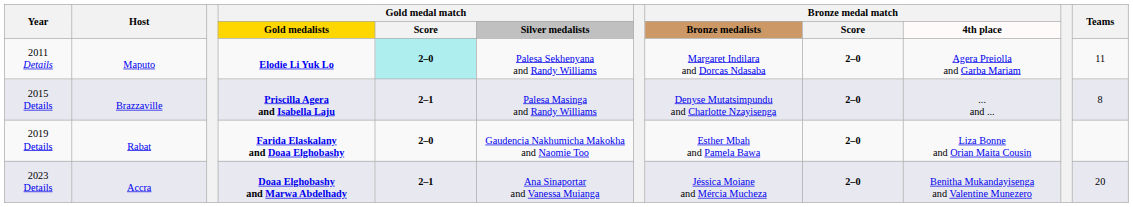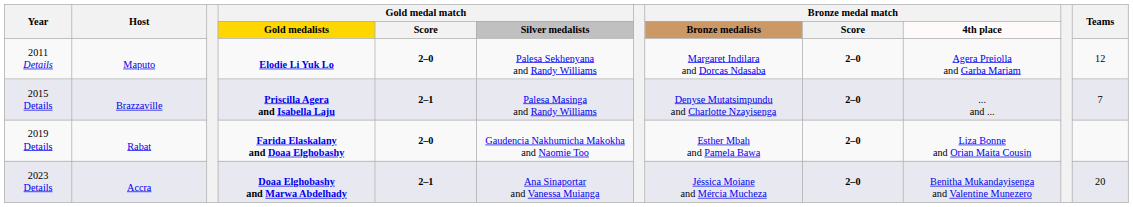(426, 59) paleturquoise background -> (426, 59) no background
(1100, 59) 11 -> (1100, 59) 12
(1100, 100) 8 -> (1100, 100) 7
